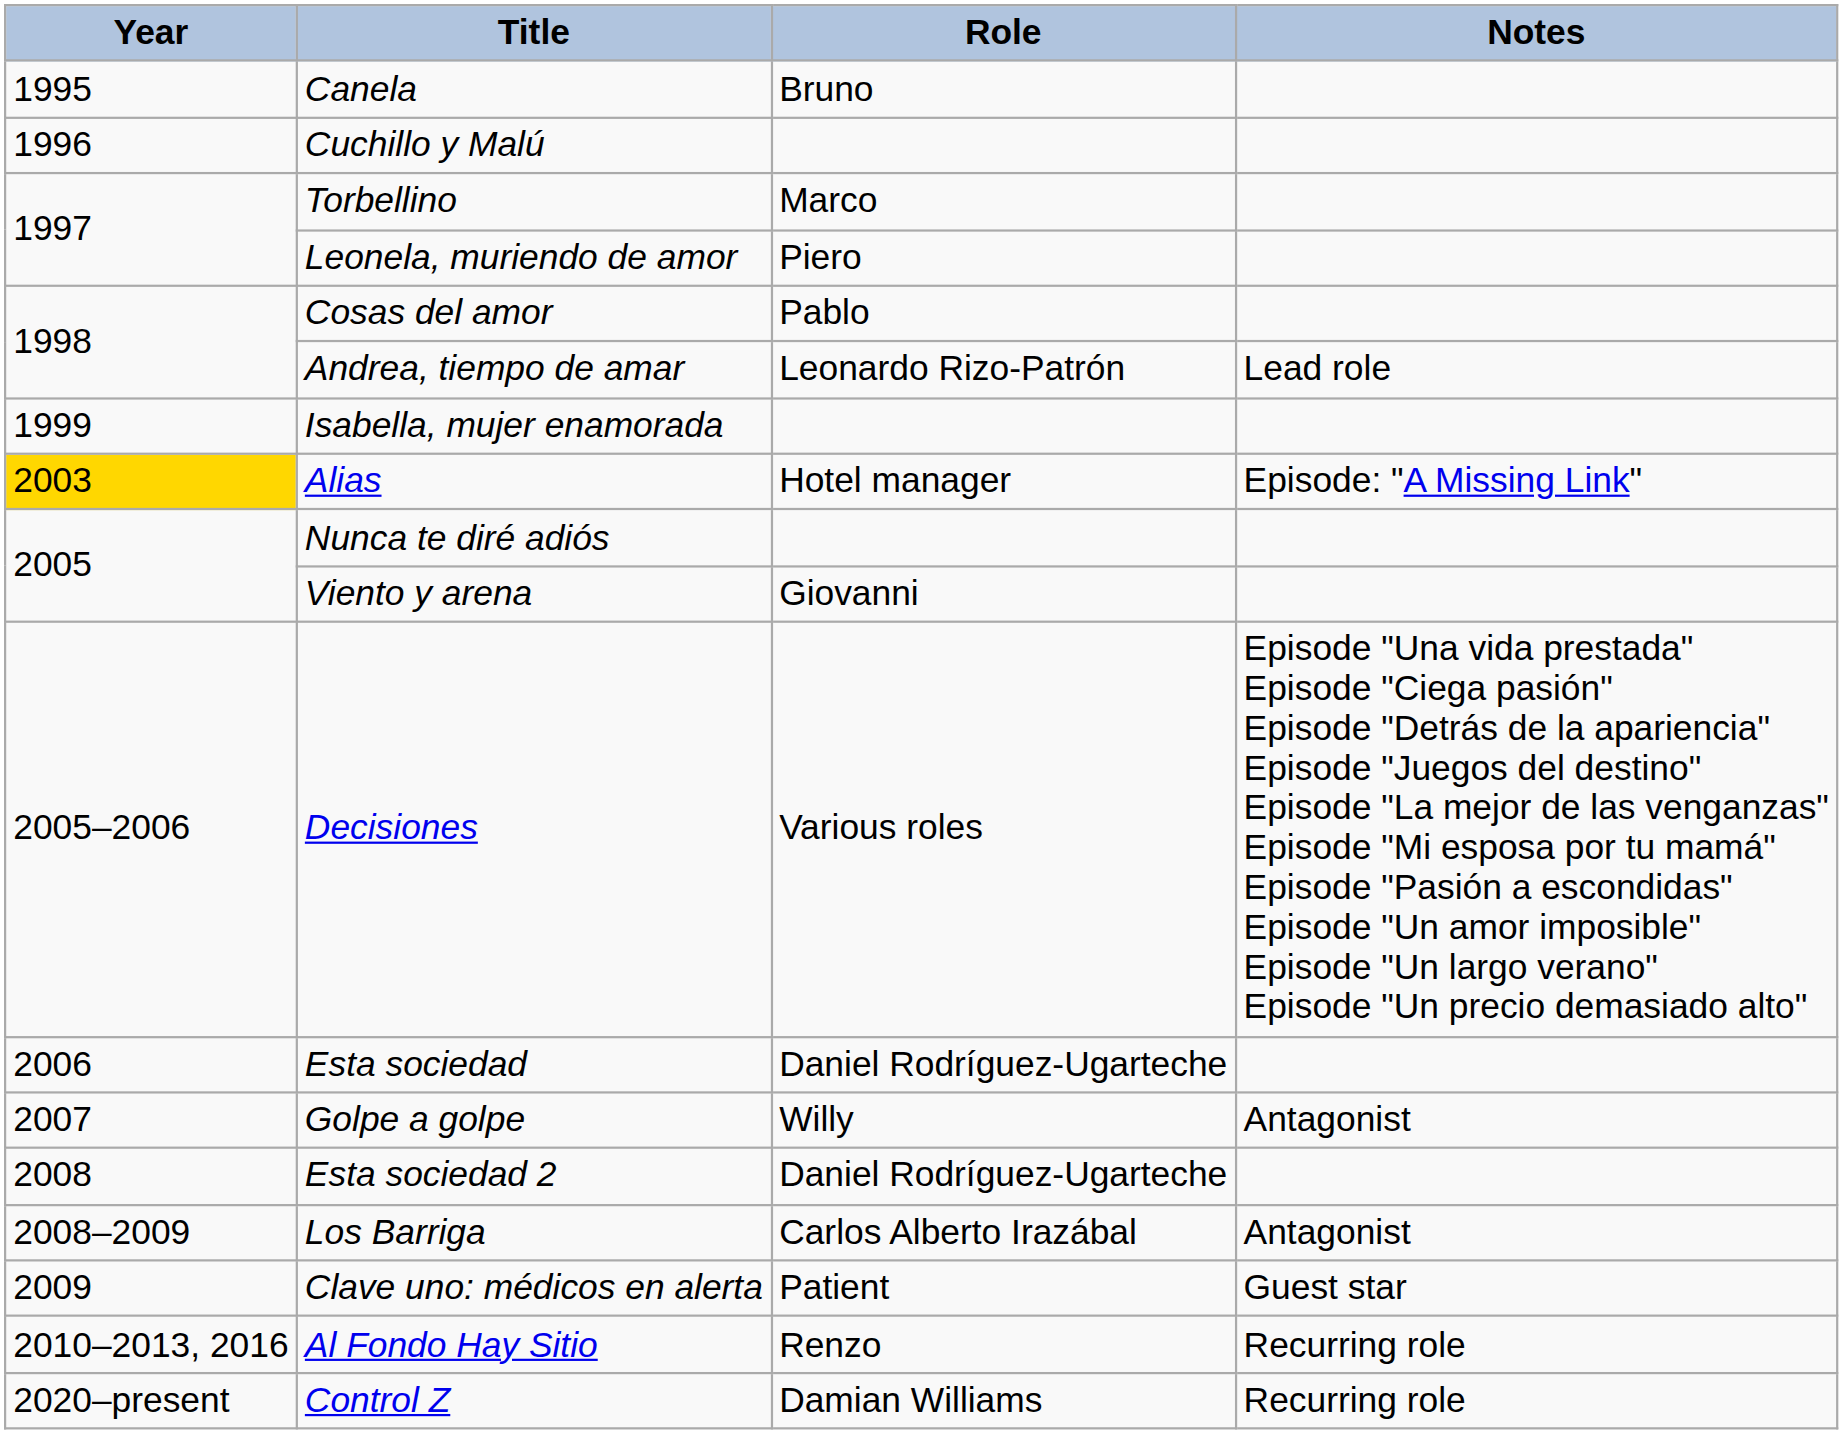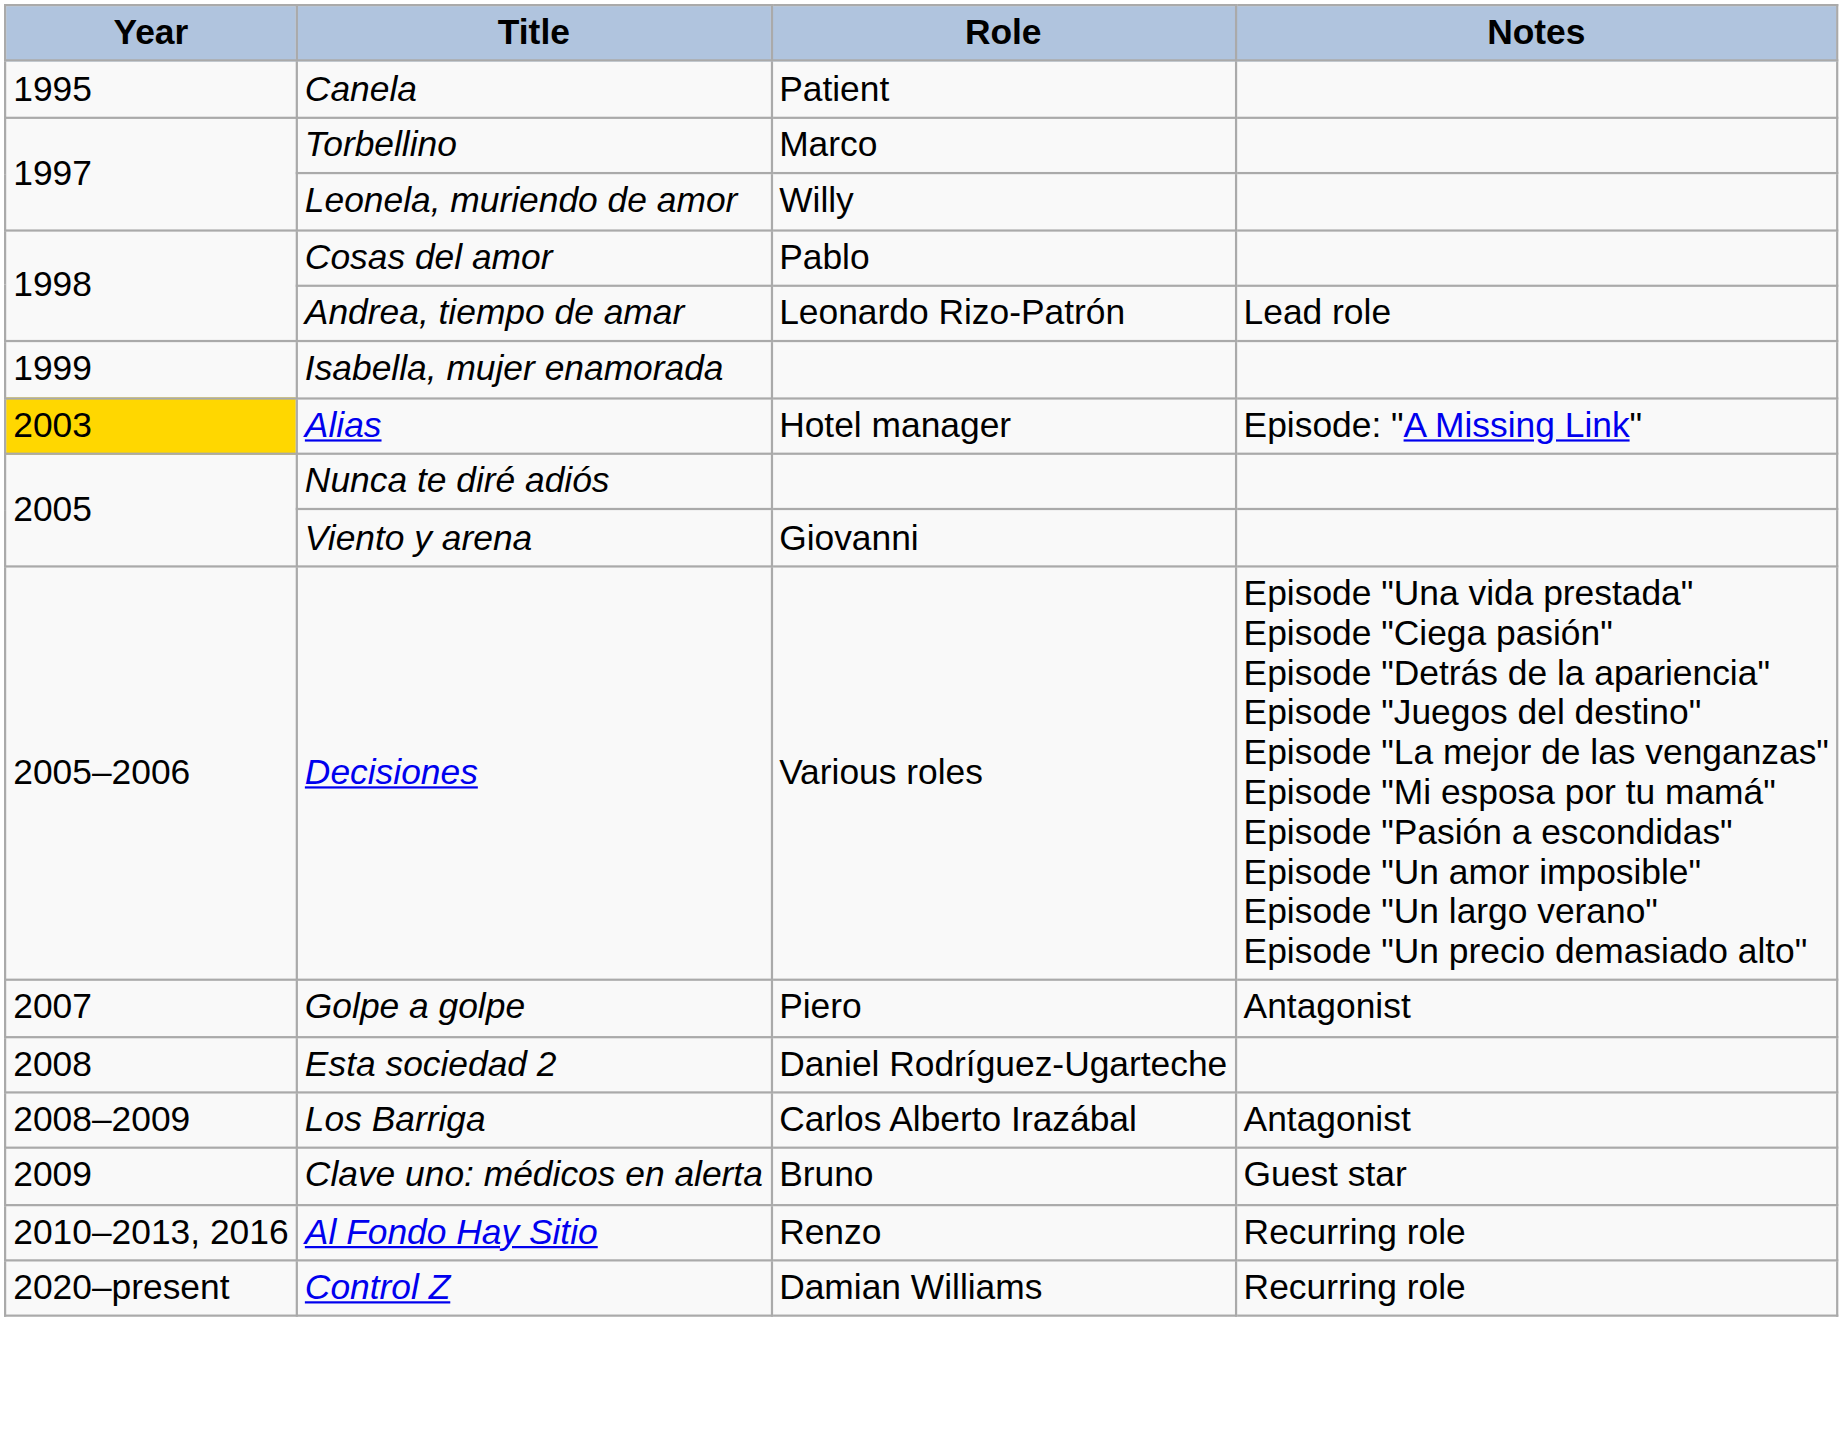(826, 88) Bruno -> (834, 88) Patient
- row: (425, 144)
(820, 256) Piero -> (816, 200) Willy
- row: (416, 1063)
(816, 1119) Willy -> (820, 1007) Piero
(834, 1287) Patient -> (826, 1175) Bruno
